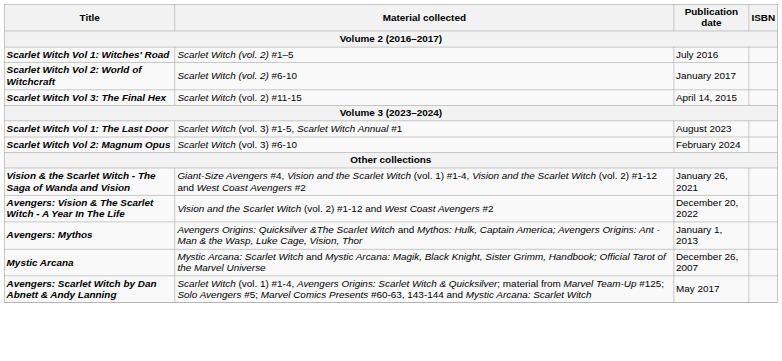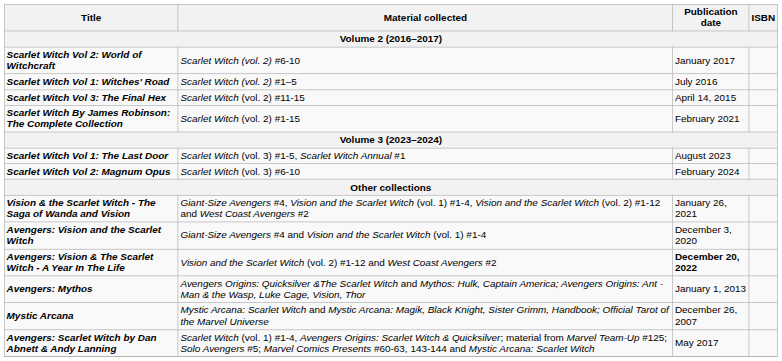rows swapped: (88, 54) <-> (74, 76)
+ row: (88, 118)
+ row: (84, 235)
(707, 208) normal -> (707, 262) bold
